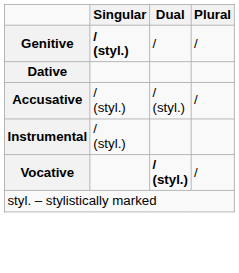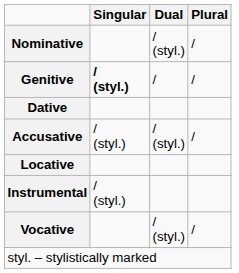+ row: (47, 43)
+ row: (47, 165)
(170, 172) bold -> (169, 229) normal
